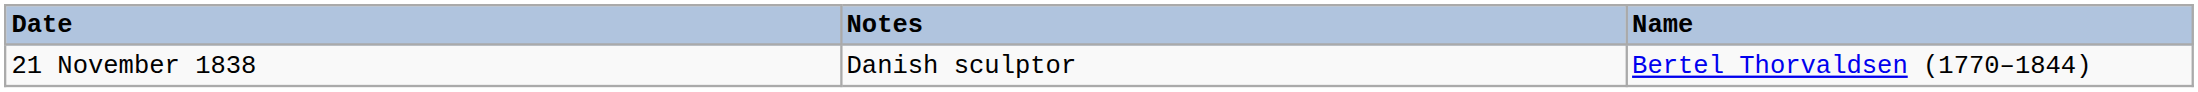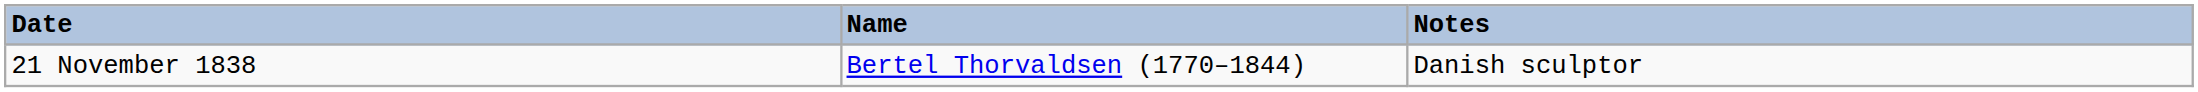columns swapped: (1663, 25) <-> (885, 25)
